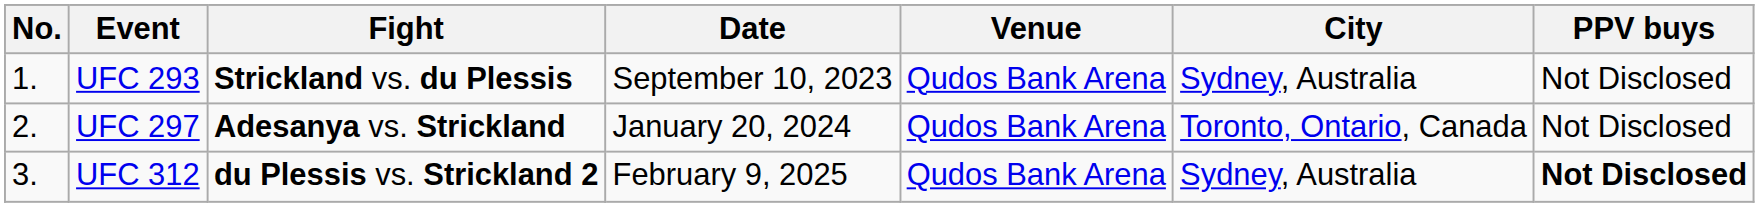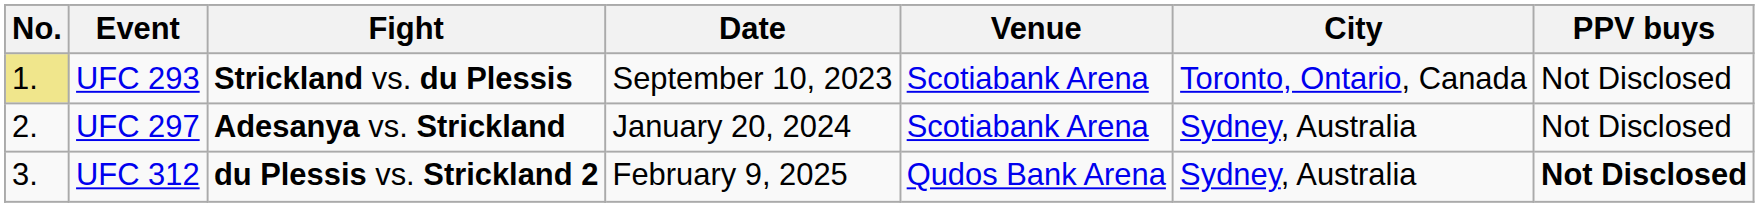(25, 77) no background -> (25, 77) khaki background
(1036, 77) Qudos Bank Arena -> (1028, 77) Scotiabank Arena
(1298, 77) Sydney, Australia -> (1354, 77) Toronto, Ontario, Canada
(1036, 126) Qudos Bank Arena -> (1028, 126) Scotiabank Arena
(1354, 126) Toronto, Ontario, Canada -> (1298, 126) Sydney, Australia
